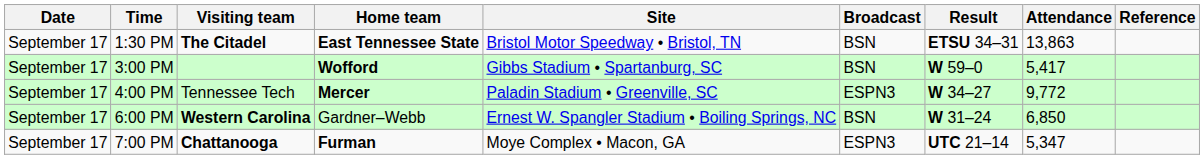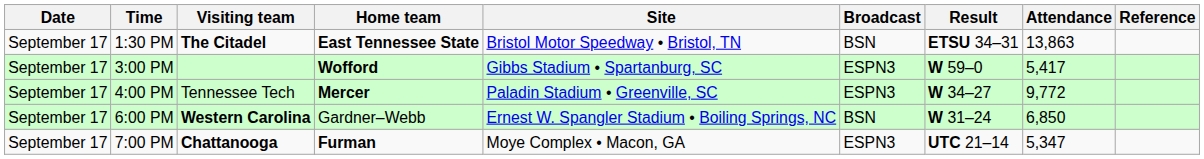(860, 67) BSN -> (869, 67) ESPN3
